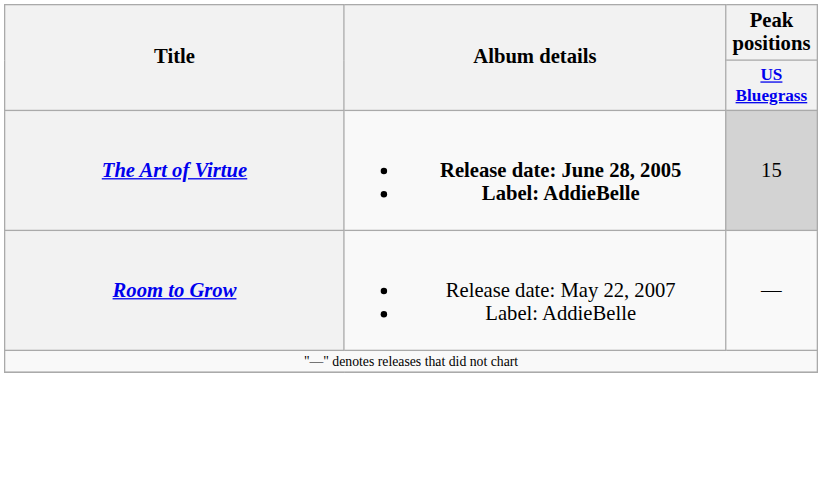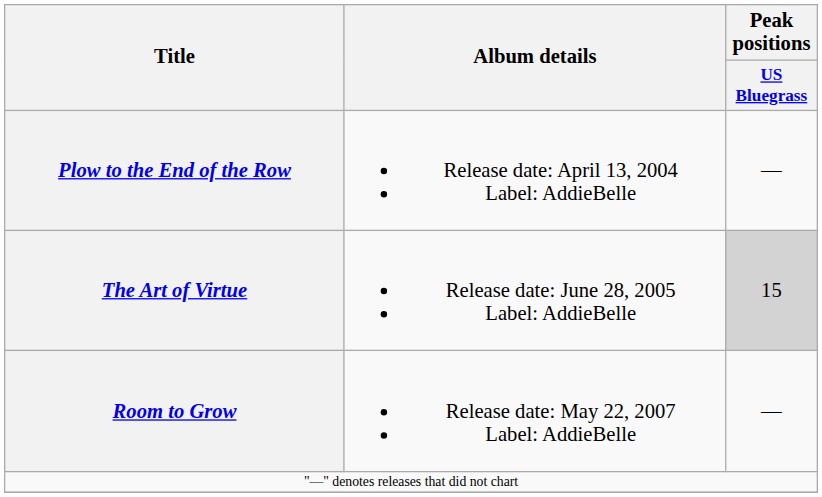+ row: (175, 170)
(535, 182) bold -> (535, 302) normal
